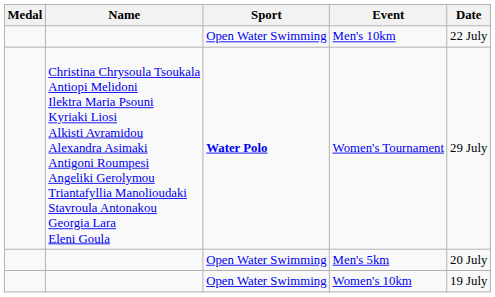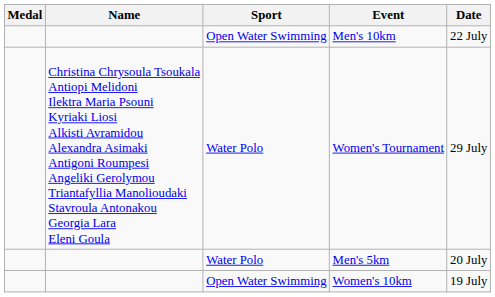(237, 148) bold -> (235, 148) normal
(266, 260) Open Water Swimming -> (235, 260) Water Polo
